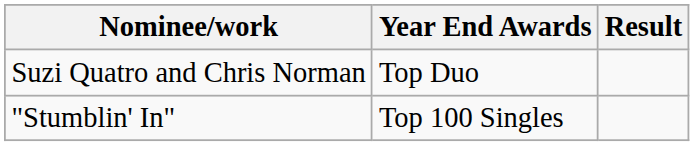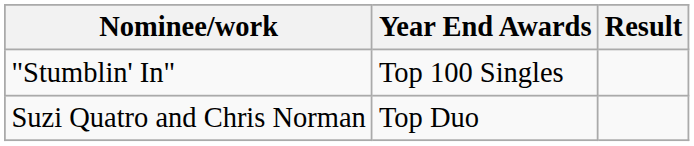rows swapped: (93, 117) <-> (189, 72)
